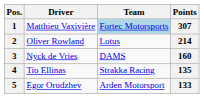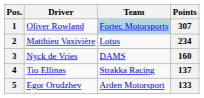(61, 26) Matthieu Vaxivière -> (55, 26) Oliver Rowland
(55, 41) Oliver Rowland -> (61, 41) Matthieu Vaxivière
(185, 41) 214 -> (185, 41) 234
(185, 70) 135 -> (185, 70) 137
